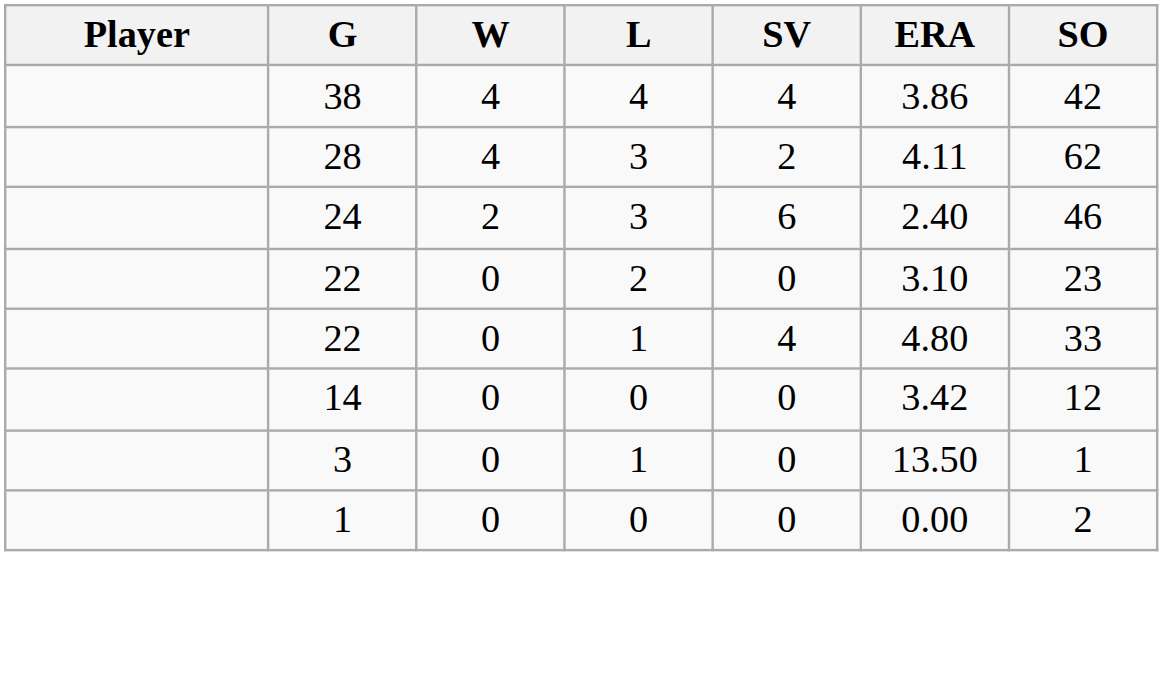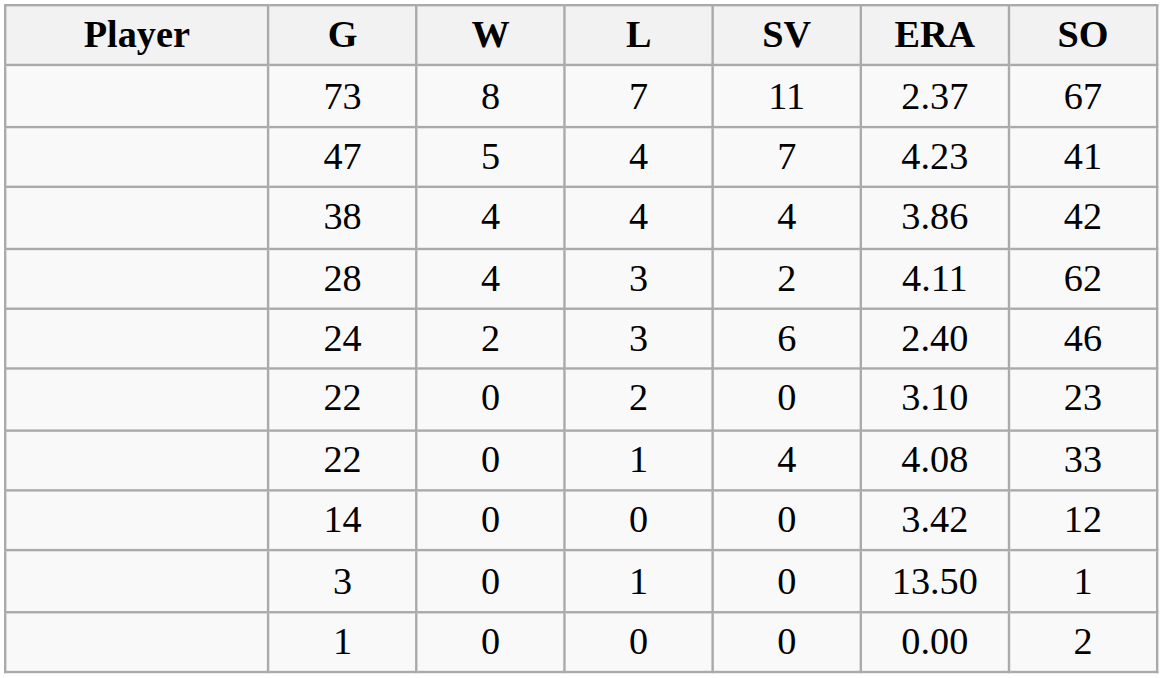+ row: (343, 95)
+ row: (343, 156)
(935, 338) 4.80 -> (935, 459) 4.08
